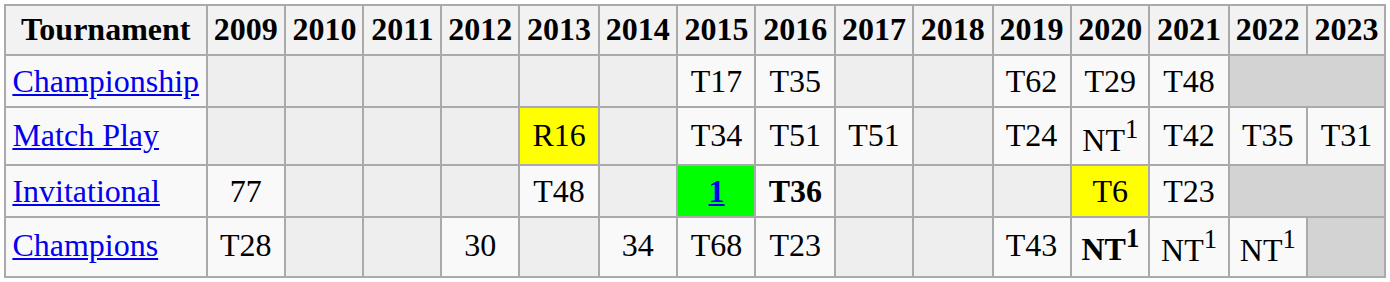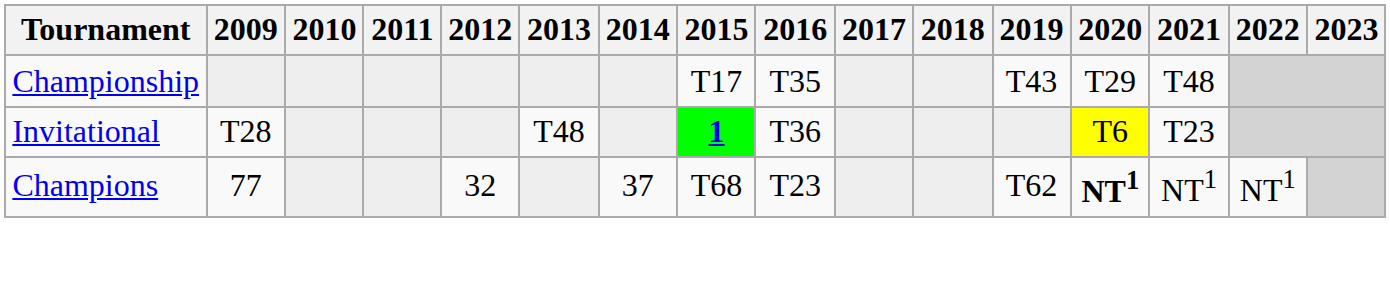(1032, 80) T62 -> (1032, 80) T43
- row: (86, 135)
(246, 190) 77 -> (246, 131) T28
(795, 190) bold -> (795, 131) normal
(246, 245) T28 -> (246, 186) 77
(480, 245) 30 -> (480, 186) 32
(638, 245) 34 -> (638, 186) 37
(1032, 245) T43 -> (1032, 186) T62
